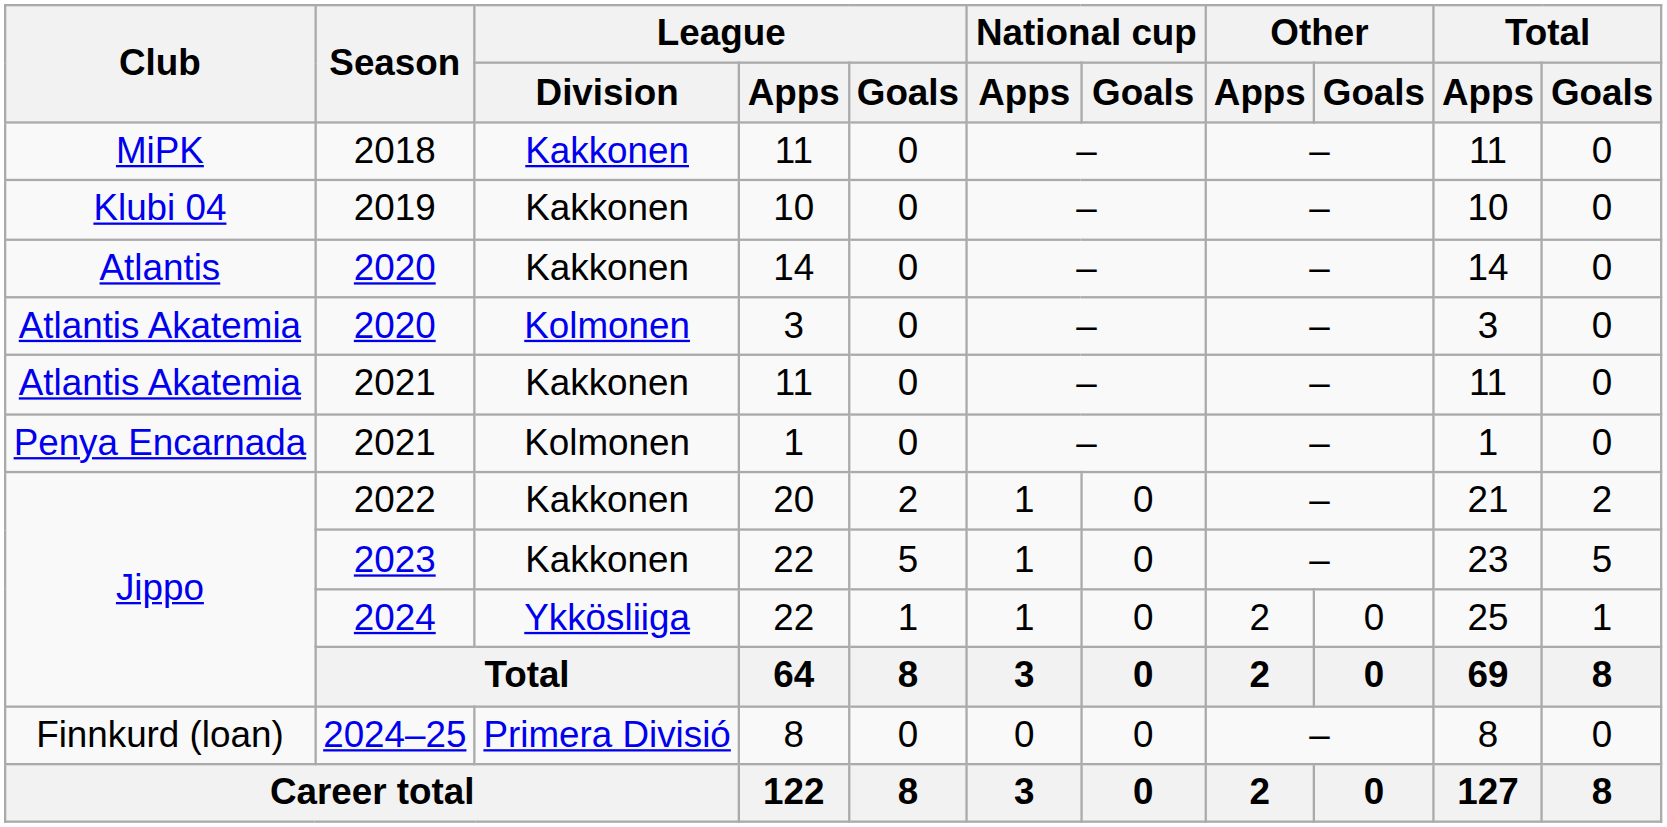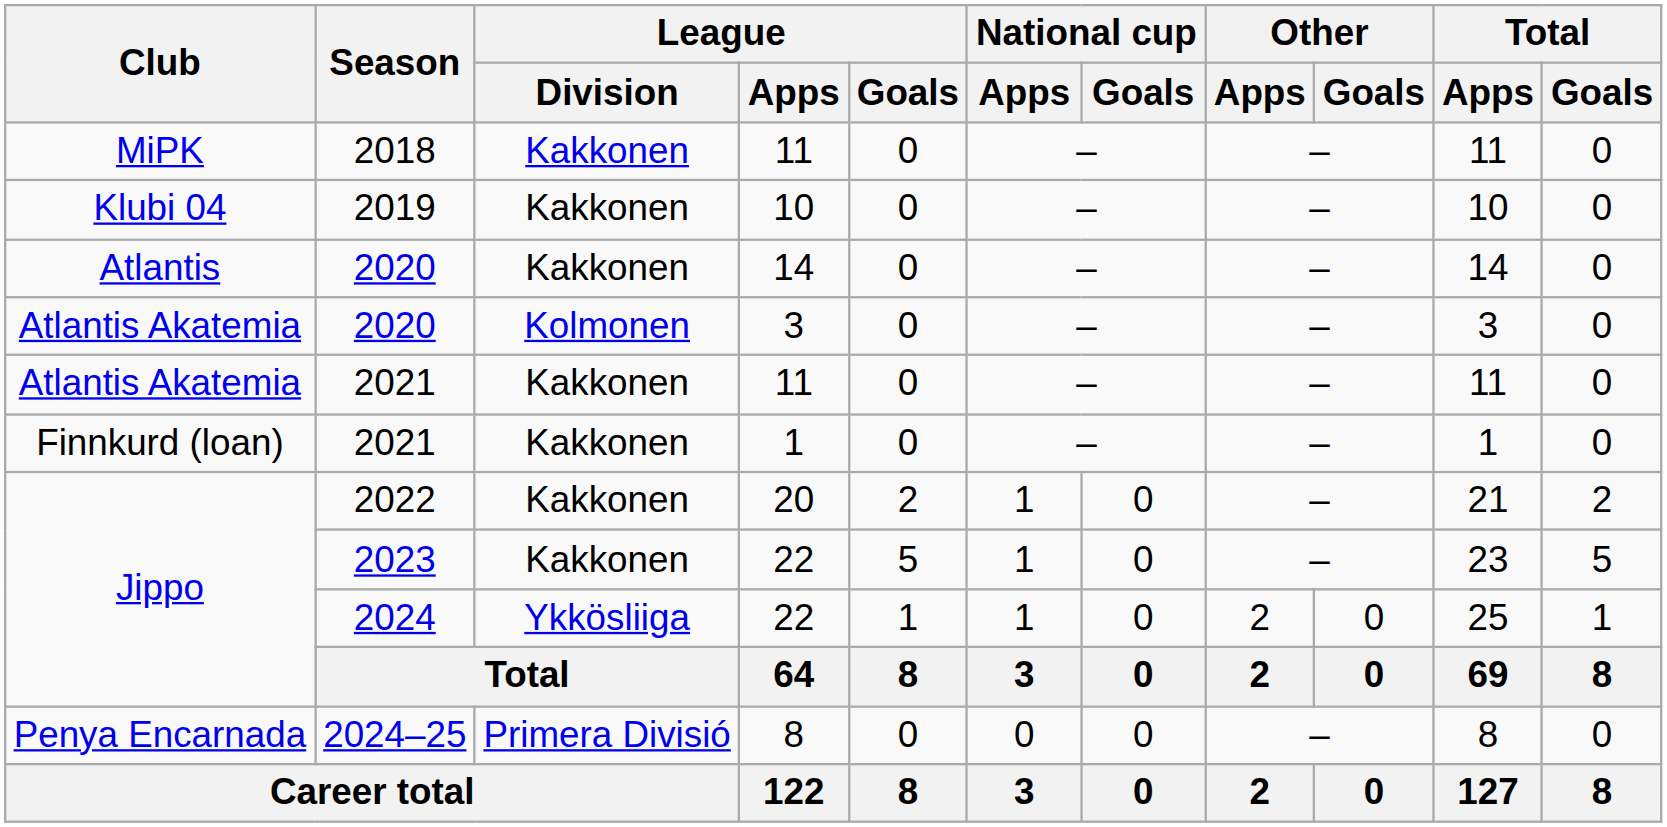(160, 442) Penya Encarnada -> (160, 442) Finnkurd (loan)
(607, 442) Kolmonen -> (607, 442) Kakkonen
(160, 734) Finnkurd (loan) -> (160, 734) Penya Encarnada
